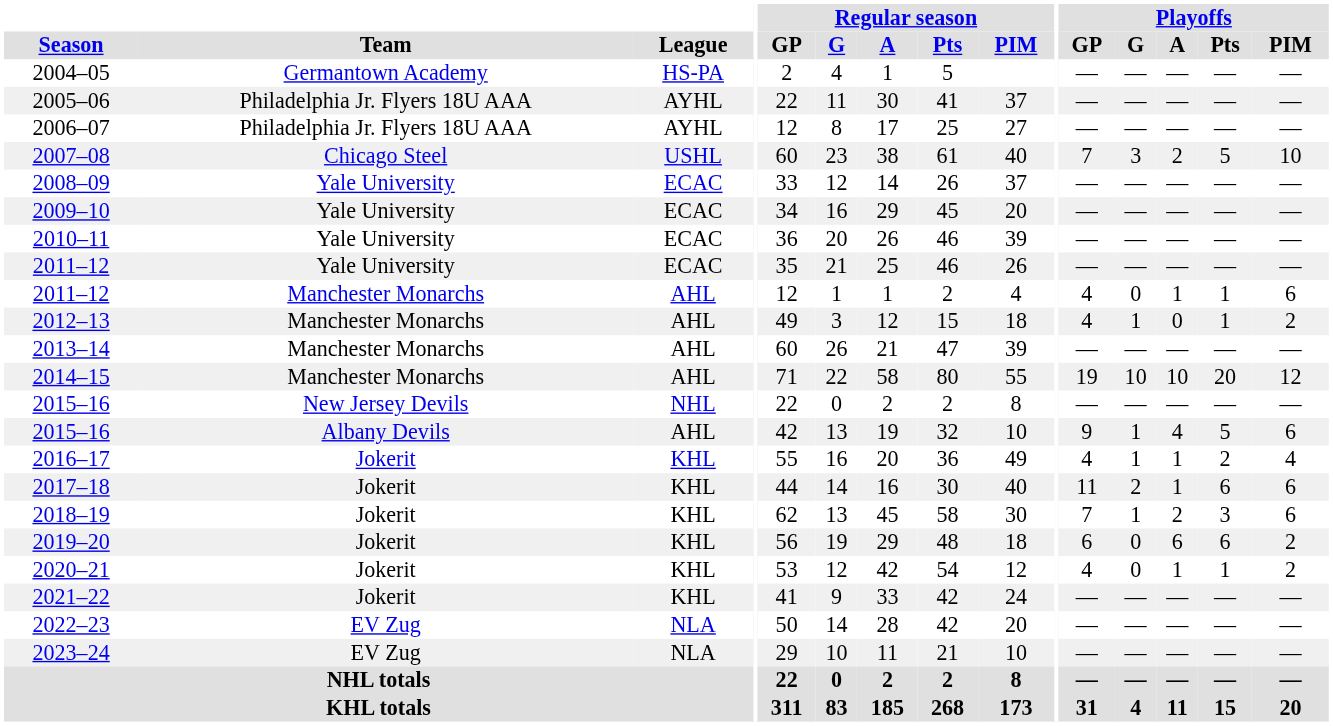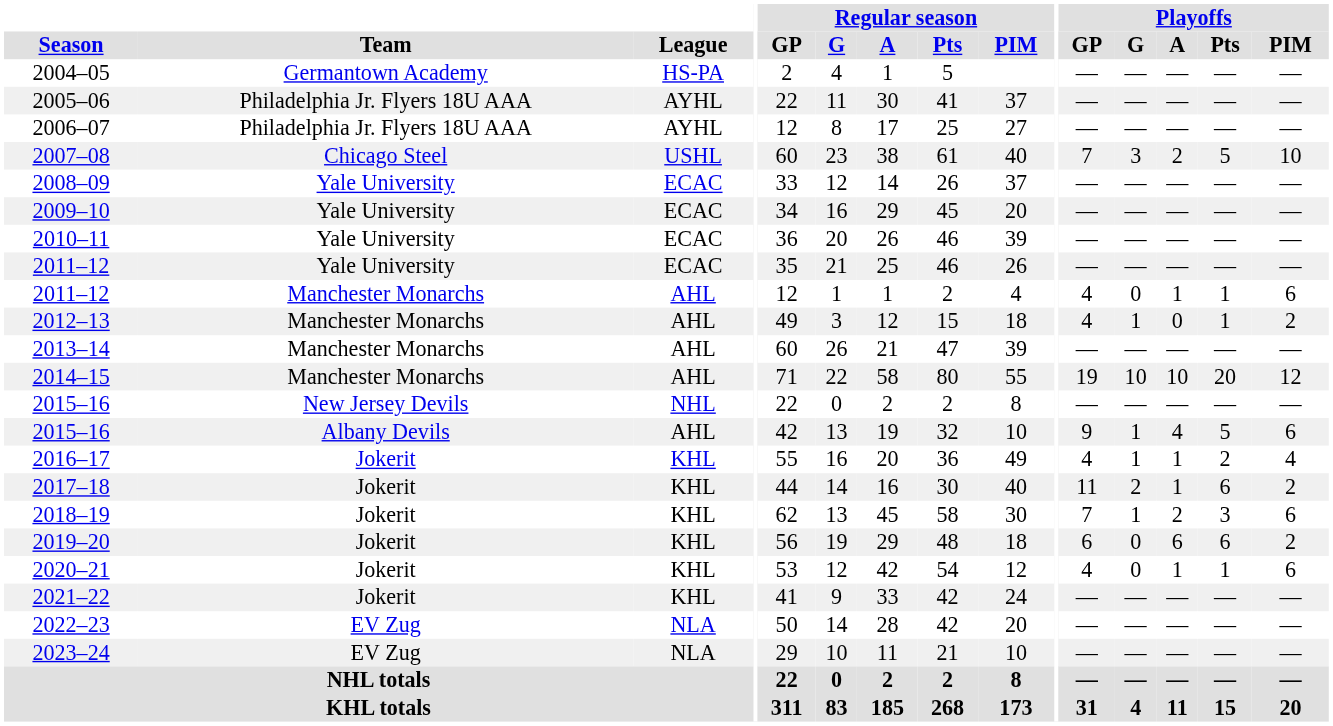(1290, 486) 6 -> (1290, 486) 2
(1290, 569) 2 -> (1290, 569) 6
